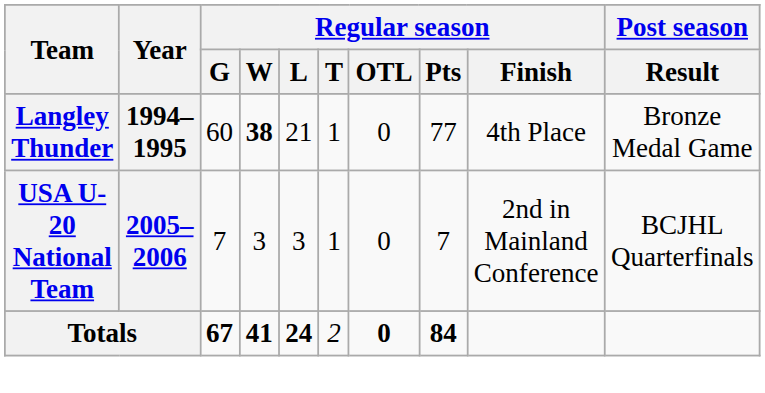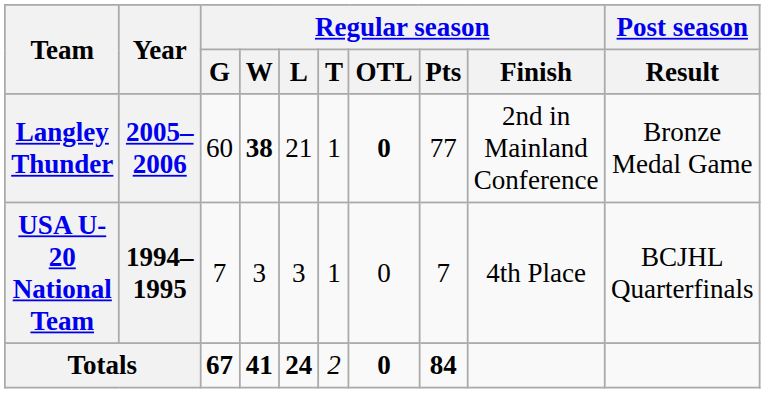(160, 132) 1994–1995 -> (160, 148) 2005–2006
(384, 132) normal -> (384, 148) bold
(536, 132) 4th Place -> (536, 148) 2nd in Mainland Conference
(160, 240) 2005–2006 -> (160, 272) 1994–1995
(536, 240) 2nd in Mainland Conference -> (536, 272) 4th Place
